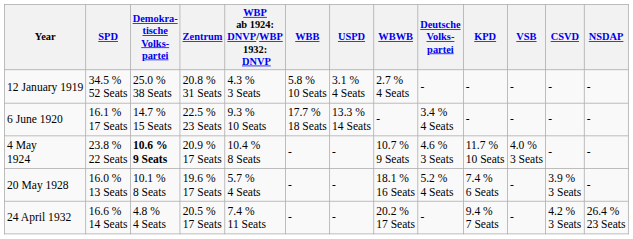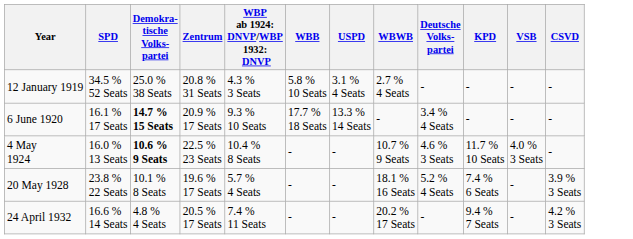- column: (606, 37)
(152, 119) normal -> (153, 119) bold
(202, 119) 22.5 % 23 Seats -> (202, 119) 20.9 % 17 Seats
(108, 152) 23.8 % 22 Seats -> (108, 152) 16.0 % 13 Seats
(202, 152) 20.9 % 17 Seats -> (202, 152) 22.5 % 23 Seats
(108, 184) 16.0 % 13 Seats -> (108, 184) 23.8 % 22 Seats
